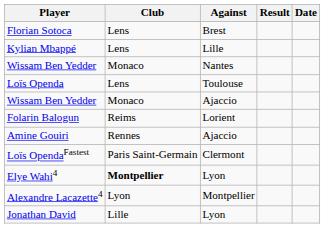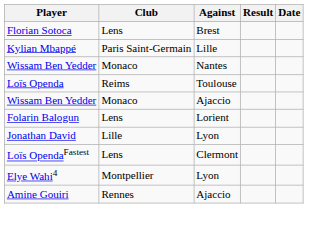(118, 48) Lens -> (146, 48) Paris Saint-Germain
(118, 83) Lens -> (115, 83) Reims
(122, 118) Reims -> (112, 118) Lens
rows swapped: (41, 214) <-> (38, 135)
(153, 154) Paris Saint-Germain -> (112, 154) Lens
(135, 175) bold -> (127, 175) normal
- row: (55, 195)
